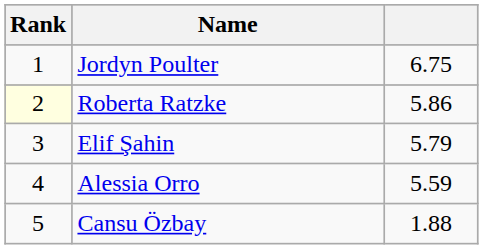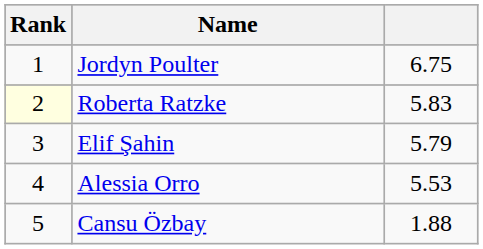(431, 103) 5.86 -> (431, 103) 5.83
(431, 182) 5.59 -> (431, 182) 5.53
